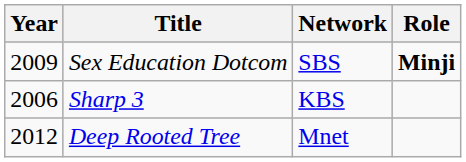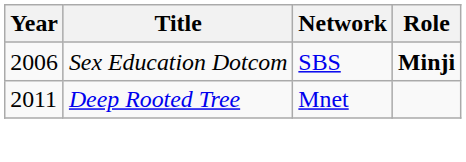(34, 61) 2009 -> (34, 61) 2006
- row: (106, 99)
(34, 136) 2012 -> (34, 99) 2011
